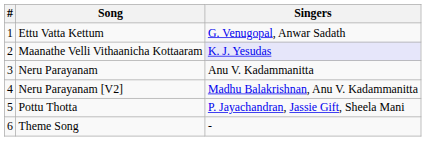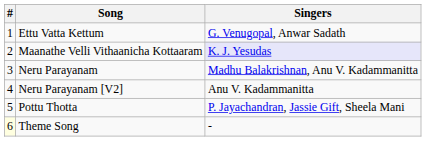(261, 70) Anu V. Kadammanitta -> (313, 70) Madhu Balakrishnan, Anu V. Kadammanitta
(313, 88) Madhu Balakrishnan, Anu V. Kadammanitta -> (261, 88) Anu V. Kadammanitta
(10, 126) no background -> (10, 126) lightyellow background
